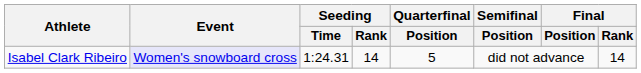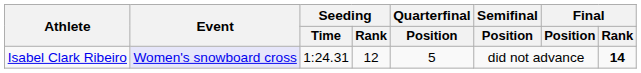(371, 58) 14 -> (371, 58) 12
(617, 58) normal -> (617, 58) bold
